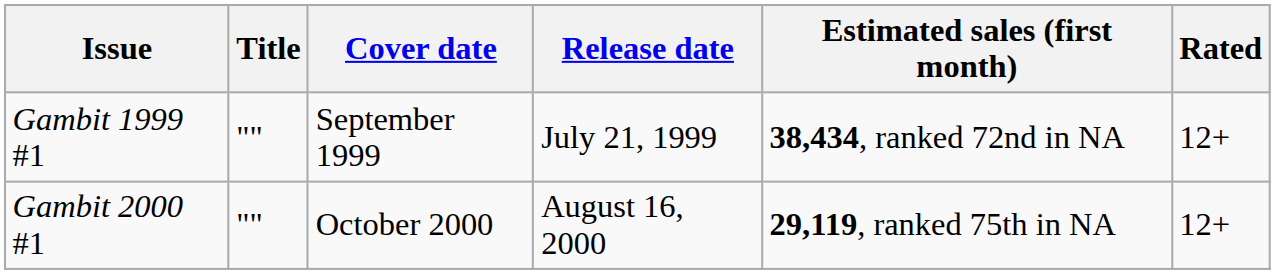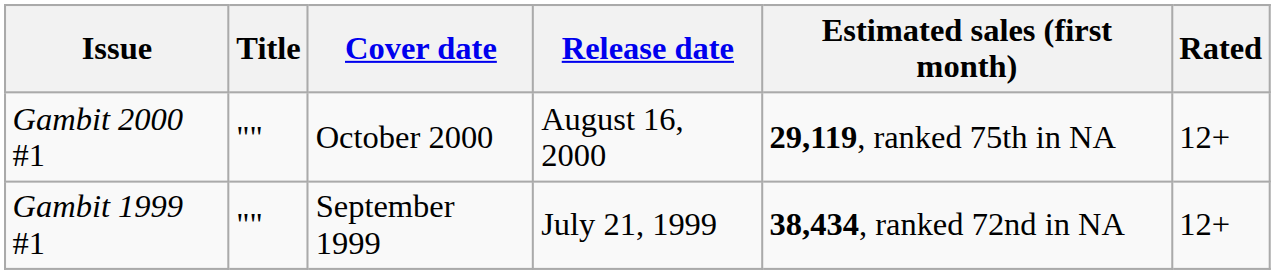rows swapped: (98, 136) <-> (98, 224)
